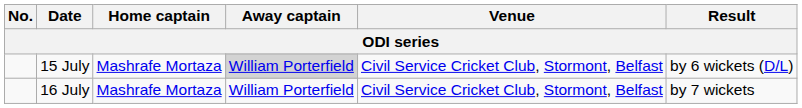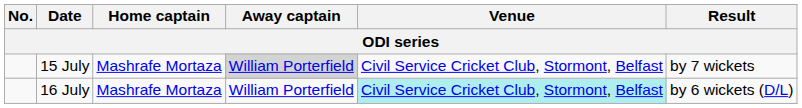(732, 66) by 6 wickets (D/L) -> (712, 66) by 7 wickets
(512, 90) no background -> (512, 90) paleturquoise background
(712, 90) by 7 wickets -> (732, 90) by 6 wickets (D/L)
